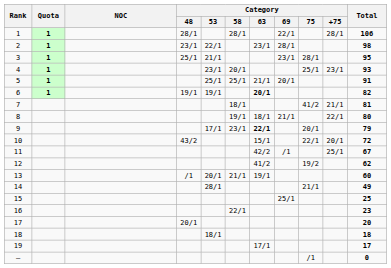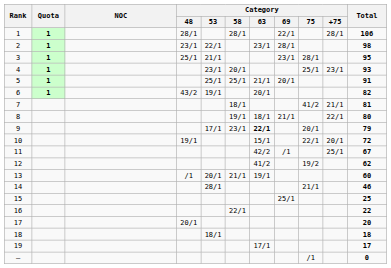(189, 92) 19/1 -> (189, 92) 43/2
(262, 92) bold -> (262, 92) normal
(189, 140) 43/2 -> (189, 140) 19/1
(367, 187) 49 -> (367, 187) 46
(367, 210) 23 -> (367, 210) 22
